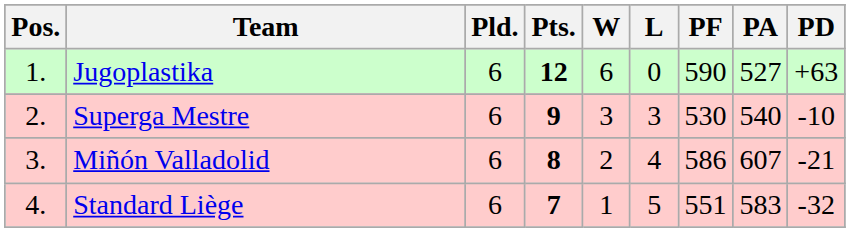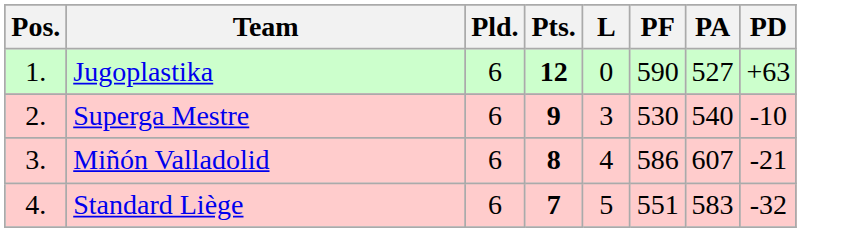- column: (606, 26)
